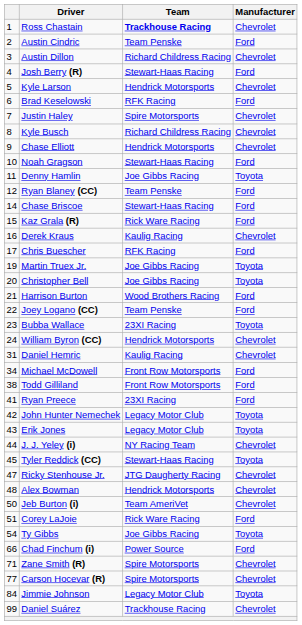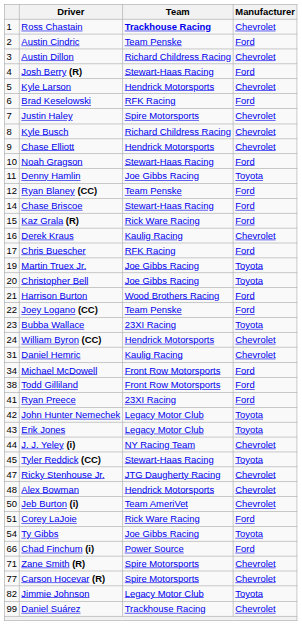(12, 594) 84 -> (12, 594) 82
